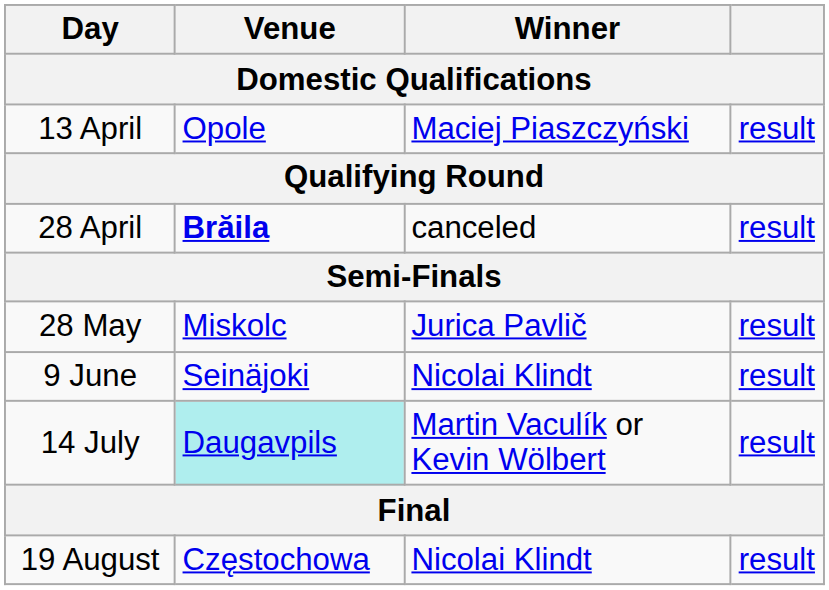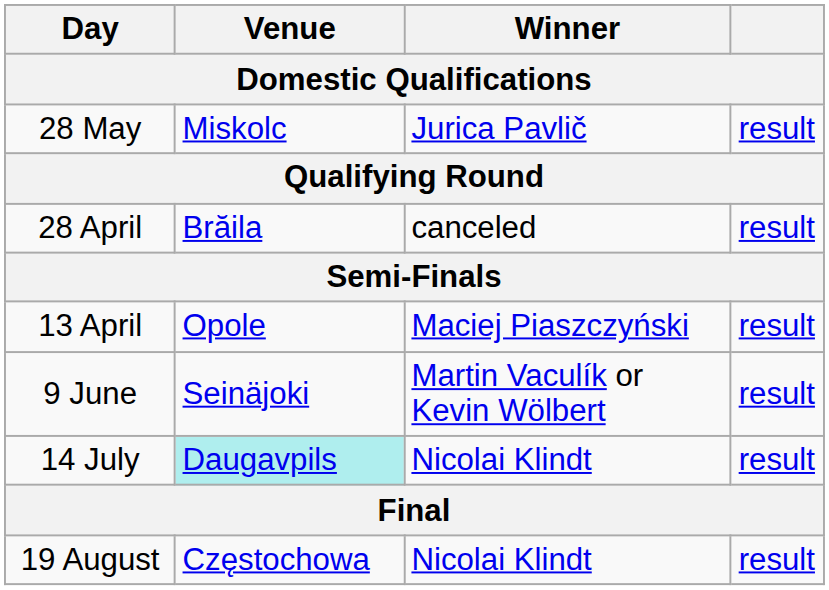rows swapped: (90, 128) <-> (90, 326)
(226, 227) bold -> (222, 227) normal
(502, 375) Nicolai Klindt -> (527, 393) Martin Vaculík or Kevin Wölbert
(527, 442) Martin Vaculík or Kevin Wölbert -> (502, 460) Nicolai Klindt
